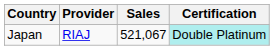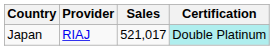(143, 34) 521,067 -> (143, 34) 521,017
